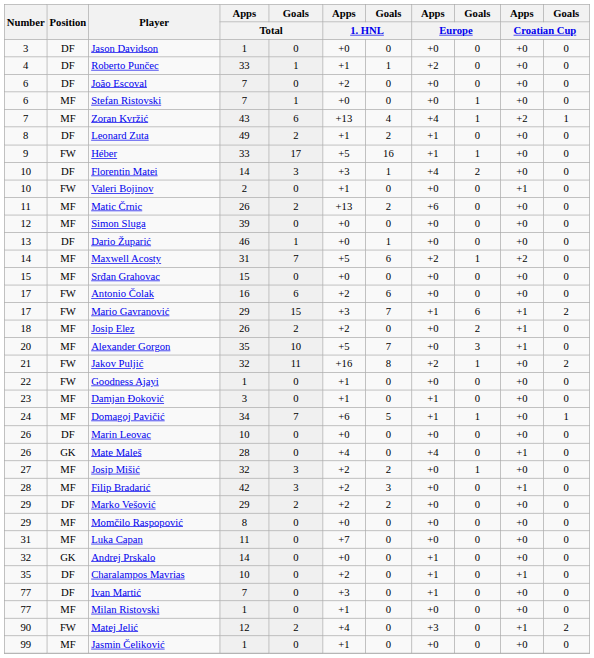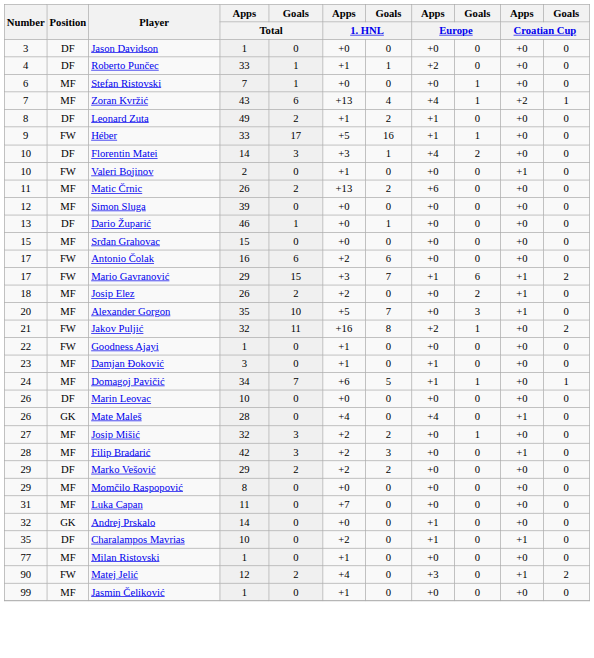- row: (119, 83)
- row: (126, 259)
- row: (116, 592)
